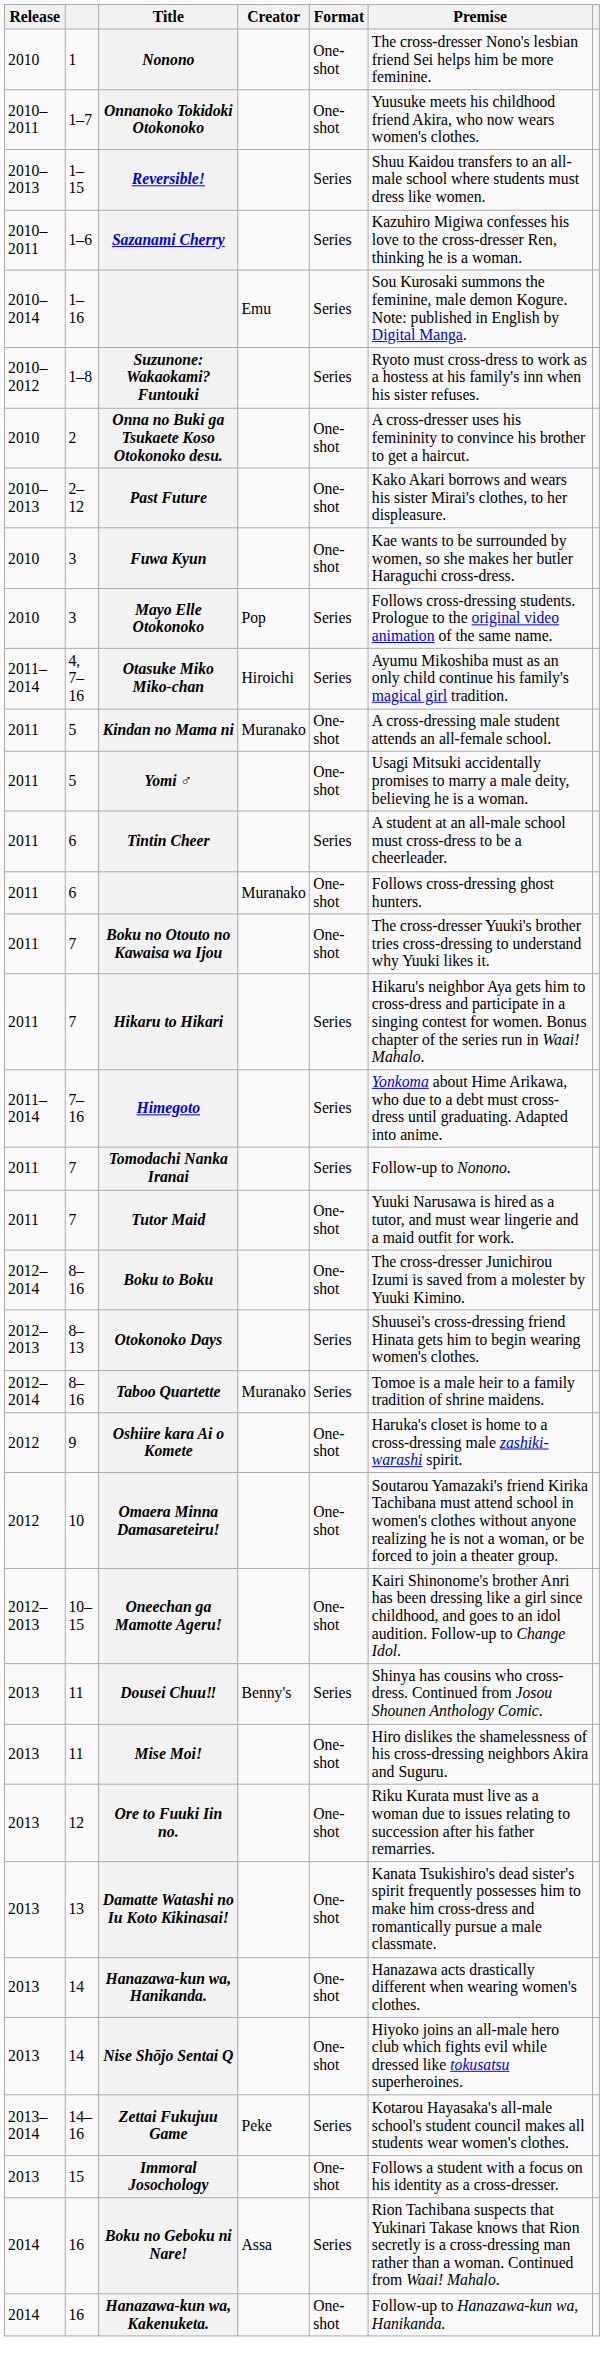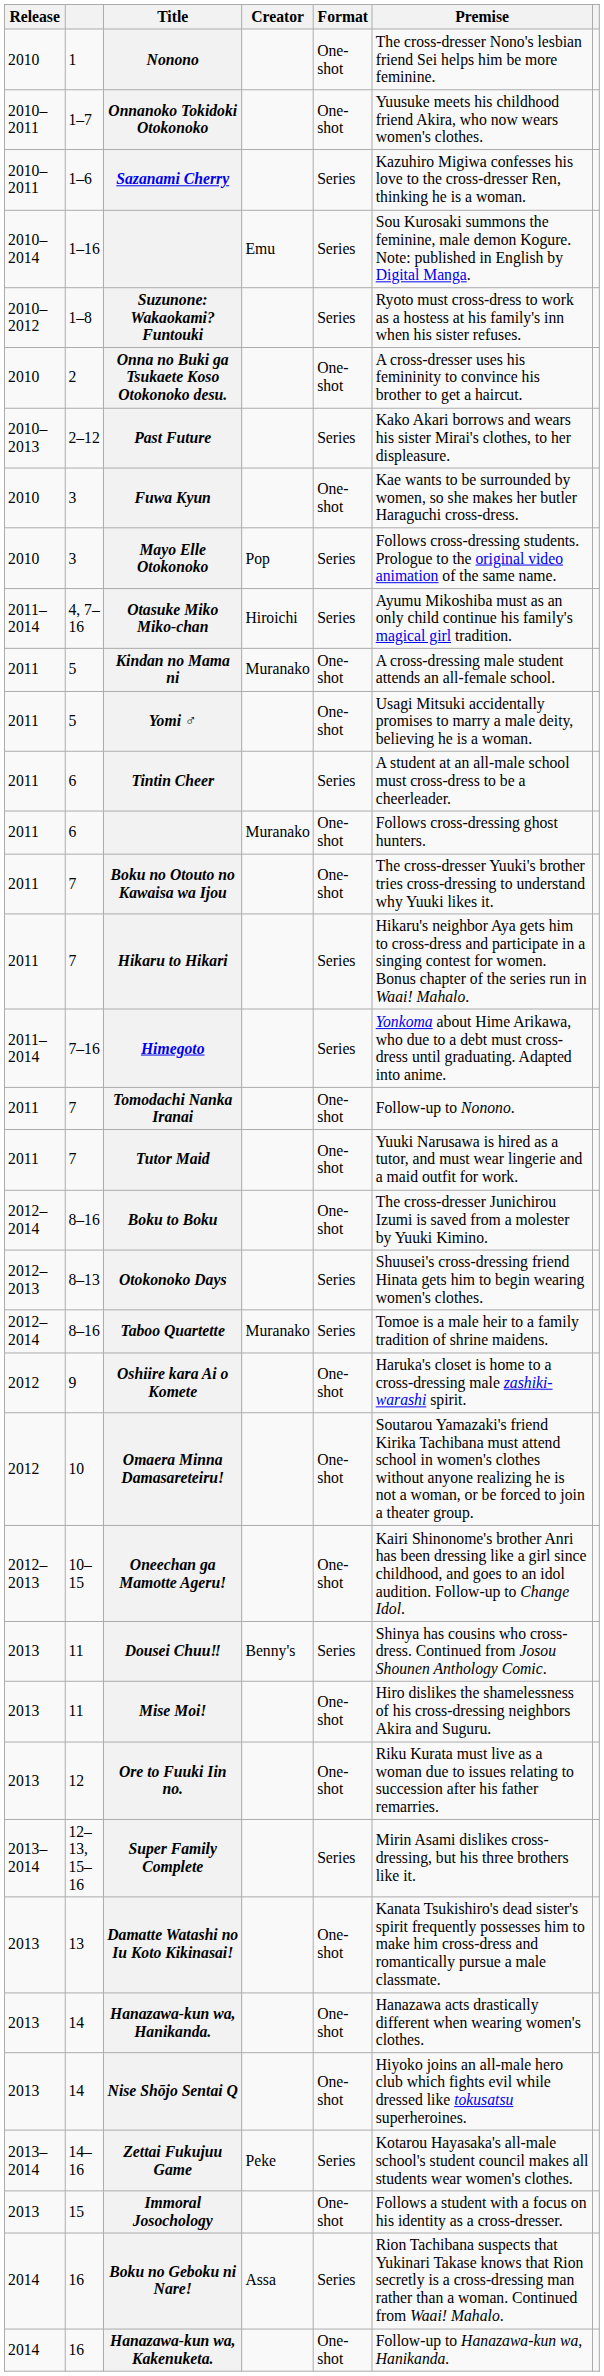- row: (76, 179)
(329, 498) One-shot -> (336, 437) Series
(332, 1168) Series -> (333, 1108) One-shot
+ row: (80, 1858)
